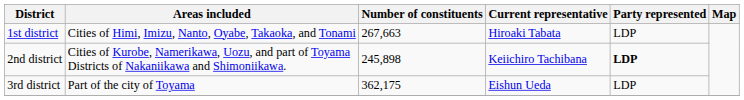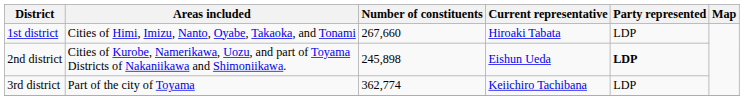(381, 33) 267,663 -> (381, 33) 267,660
(538, 59) Keiichiro Tachibana -> (520, 59) Eishun Ueda
(381, 85) 362,175 -> (381, 85) 362,774
(520, 85) Eishun Ueda -> (538, 85) Keiichiro Tachibana
